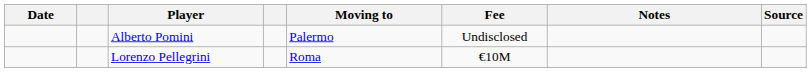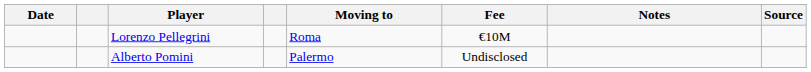rows swapped: (161, 57) <-> (152, 36)
